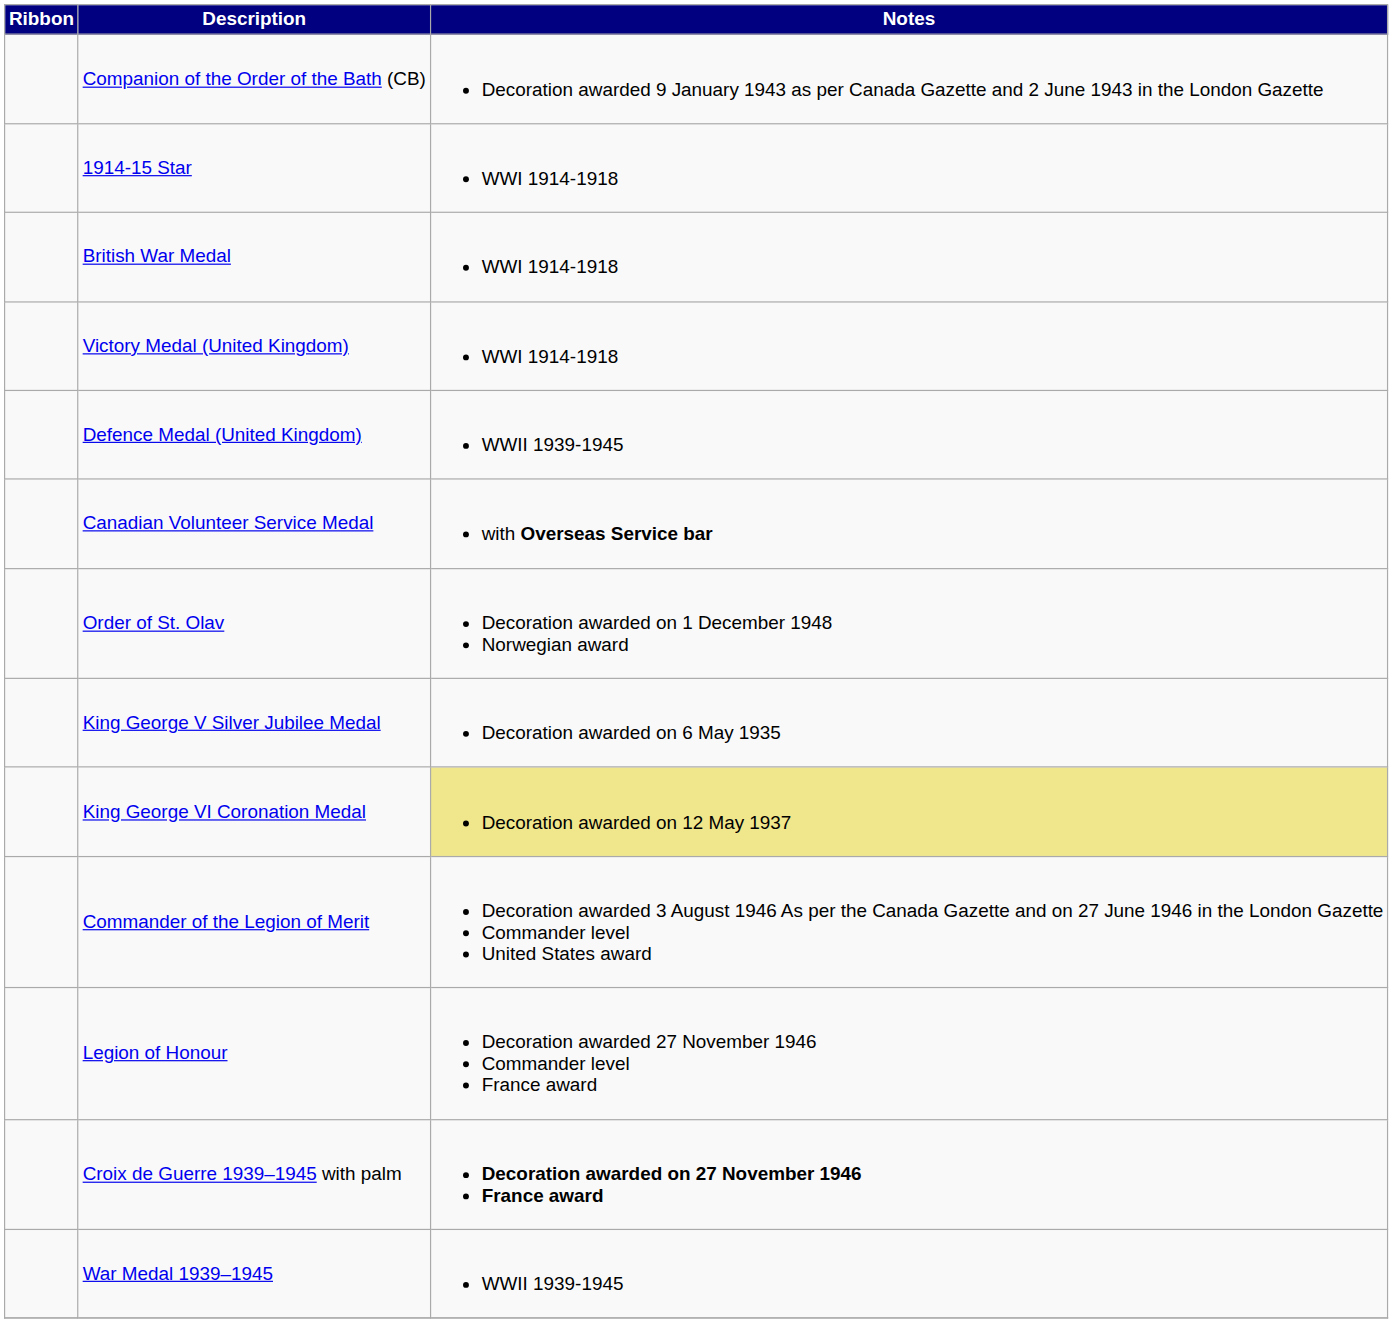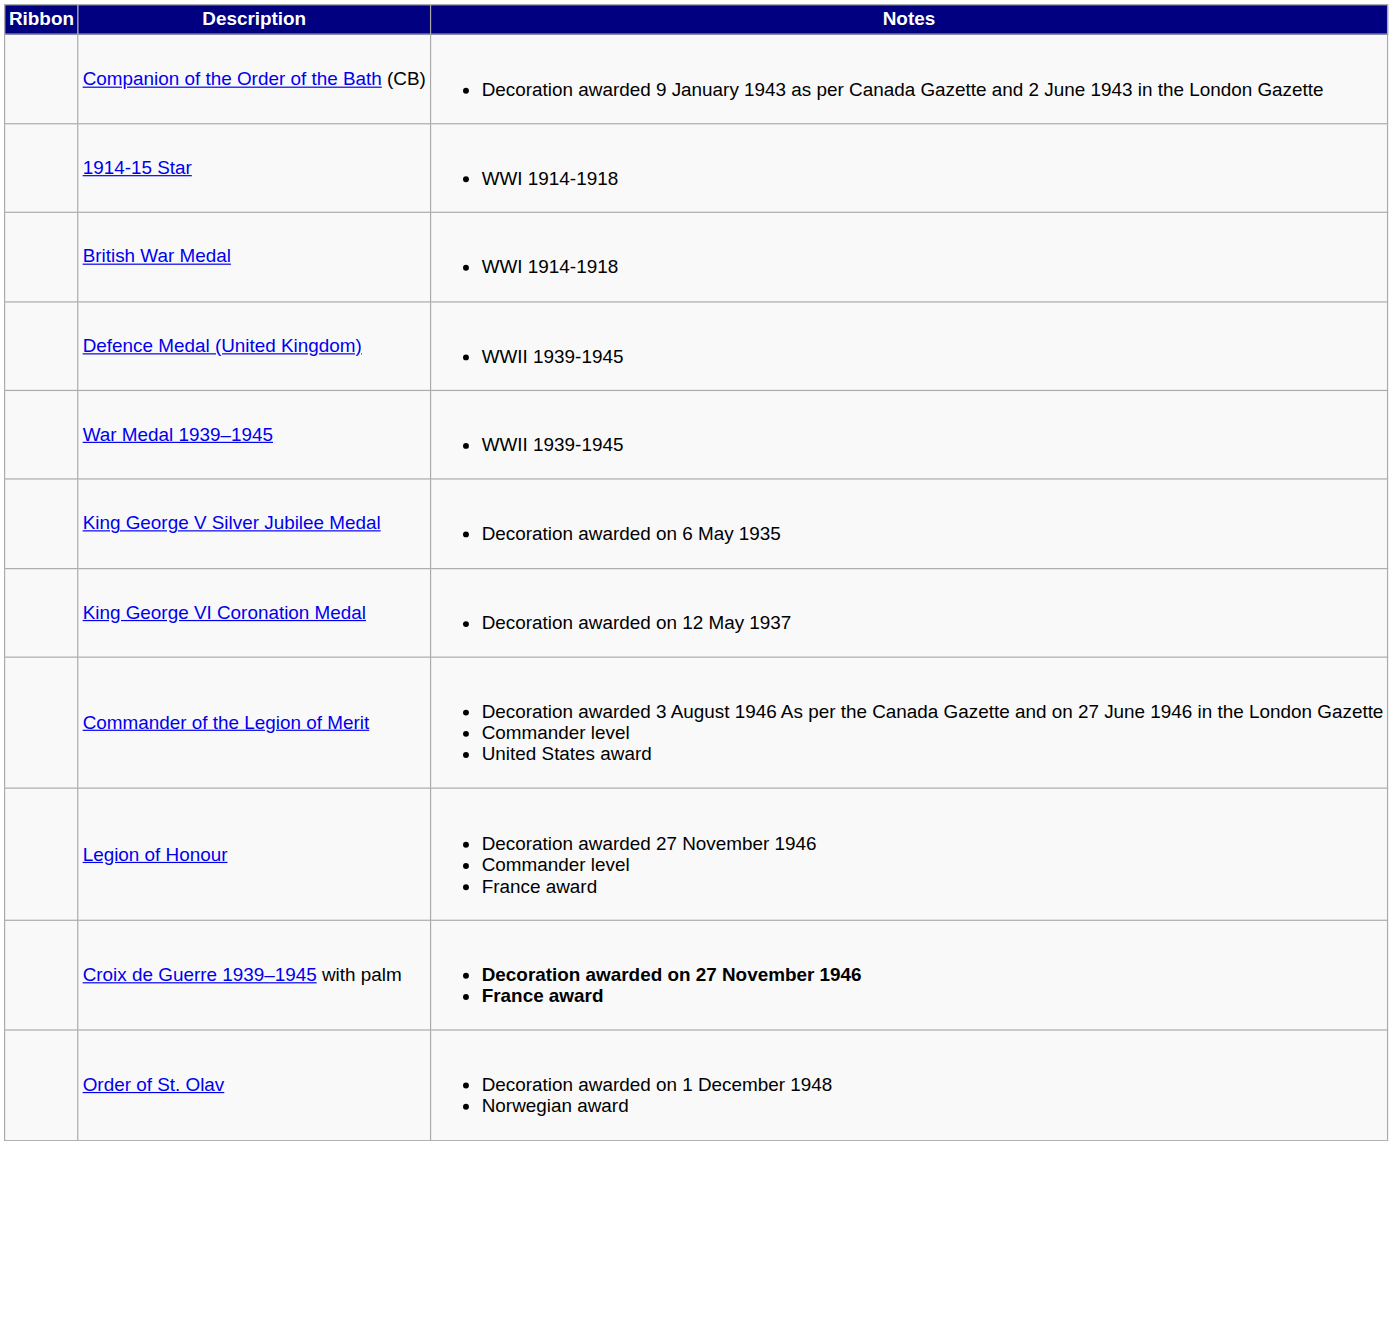- row: (216, 345)
- row: (228, 523)
rows swapped: (178, 1273) <-> (153, 623)
(909, 822) khaki background -> (909, 623) no background
